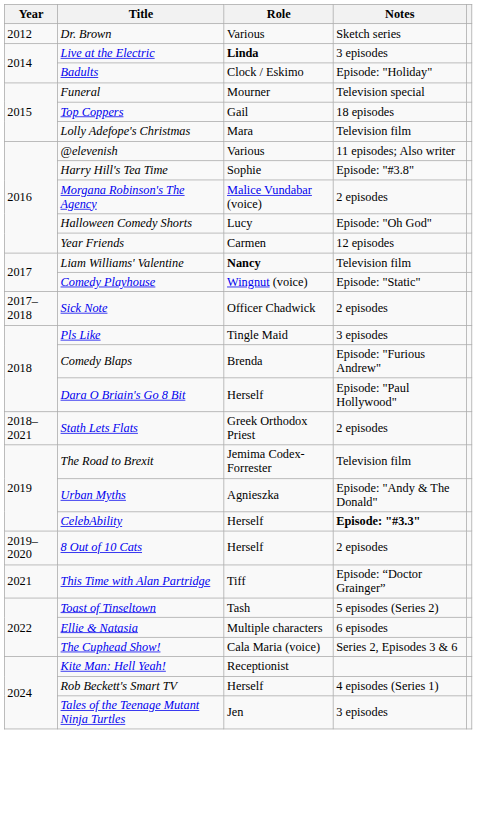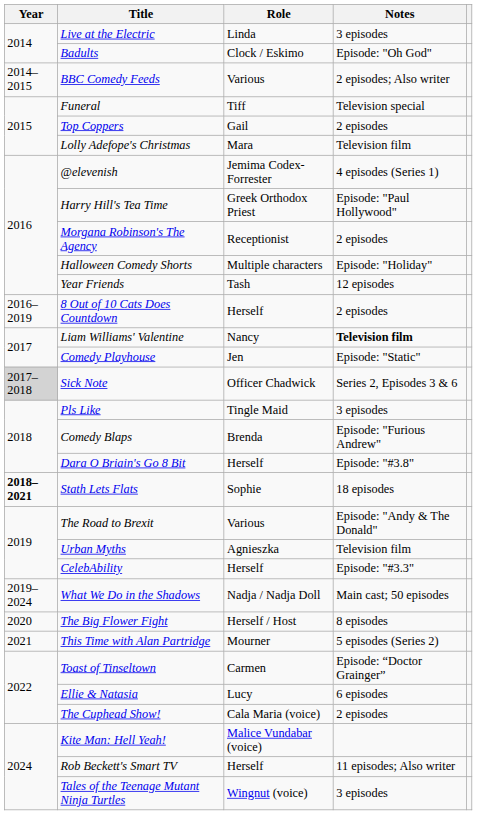- row: (86, 33)
(243, 53) bold -> (241, 33) normal
(384, 72) Episode: "Holiday" -> (384, 53) Episode: "Oh God"
+ row: (110, 79)
(249, 92) Mourner -> (236, 106) Tiff
(365, 111) 18 episodes -> (362, 125) 2 episodes
(246, 151) Various -> (266, 171) Jemima Codex-Forrester
(396, 151) 11 episodes; Also writer -> (387, 171) 4 episodes (Series 1)
(244, 170) Sophie -> (267, 205) Greek Orthodox Priest
(375, 170) Episode: "#3.8" -> (373, 205) Episode: "Paul Hollywood"
(269, 197) Malice Vundabar (voice) -> (258, 238) Receptionist
(240, 223) Lucy -> (275, 265) Multiple characters
(384, 223) Episode: "Oh God" -> (384, 265) Episode: "Holiday"
(247, 243) Carmen -> (239, 284) Tash
+ row: (115, 311)
(244, 262) bold -> (243, 337) normal
(374, 262) normal -> (375, 337) bold
(267, 282) Wingnut (voice) -> (235, 357) Jen
(23, 308) no background -> (23, 383) lightgrey background
(362, 308) 2 episodes -> (397, 383) Series 2, Episodes 3 & 6
(373, 394) Episode: "Paul Hollywood" -> (375, 462) Episode: "#3.8"
(23, 428) normal -> (23, 489) bold
(267, 428) Greek Orthodox Priest -> (244, 489) Sophie
(362, 428) 2 episodes -> (365, 489) 18 episodes
(266, 461) Jemima Codex-Forrester -> (246, 522) Various
(374, 461) Television film -> (393, 522) Episode: "Andy & The Donald"
(393, 495) Episode: "Andy & The Donald" -> (374, 549) Television film
(378, 521) bold -> (375, 568) normal
- row: (101, 548)
+ row: (130, 595)
+ row: (114, 621)
(236, 581) Tiff -> (249, 641) Mourner
(379, 581) Episode: “Doctor Grainger” -> (387, 641) 5 episodes (Series 2)
(239, 607) Tash -> (247, 667) Carmen
(387, 607) 5 episodes (Series 2) -> (379, 667) Episode: “Doctor Grainger”
(275, 627) Multiple characters -> (240, 694) Lucy
(397, 647) Series 2, Episodes 3 & 6 -> (362, 713) 2 episodes
(258, 666) Receptionist -> (269, 740) Malice Vundabar (voice)
(387, 686) 4 episodes (Series 1) -> (396, 766) 11 episodes; Also writer
(235, 712) Jen -> (267, 793) Wingnut (voice)
